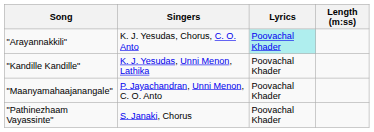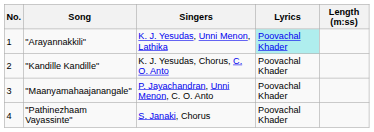+ column: (14, 17)
(178, 41) K. J. Yesudas, Chorus, C. O. Anto -> (194, 41) K. J. Yesudas, Unni Menon, Lathika
(176, 66) K. J. Yesudas, Unni Menon, Lathika -> (190, 66) K. J. Yesudas, Chorus, C. O. Anto
